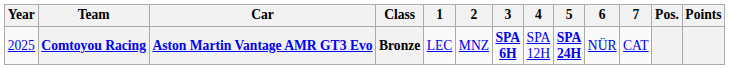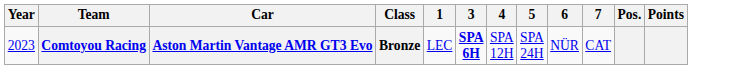- column: (474, 15)
(21, 45) 2025 -> (21, 45) 2023
(569, 45) bold -> (532, 45) normal
